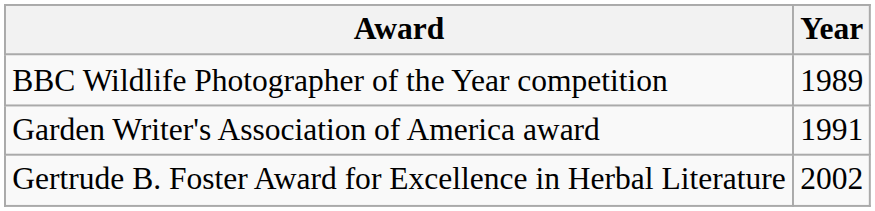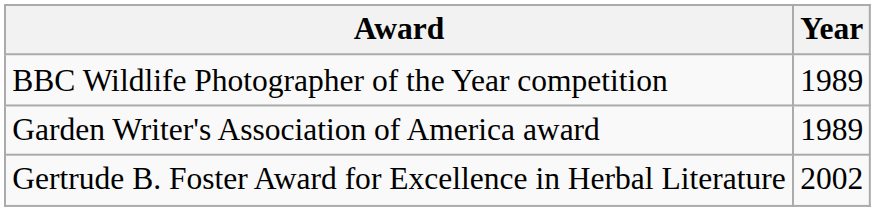(832, 129) 1991 -> (832, 129) 1989
